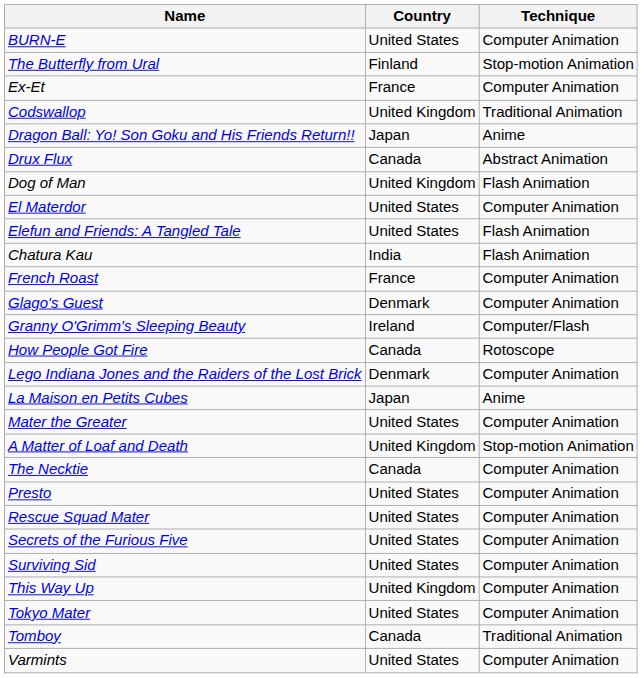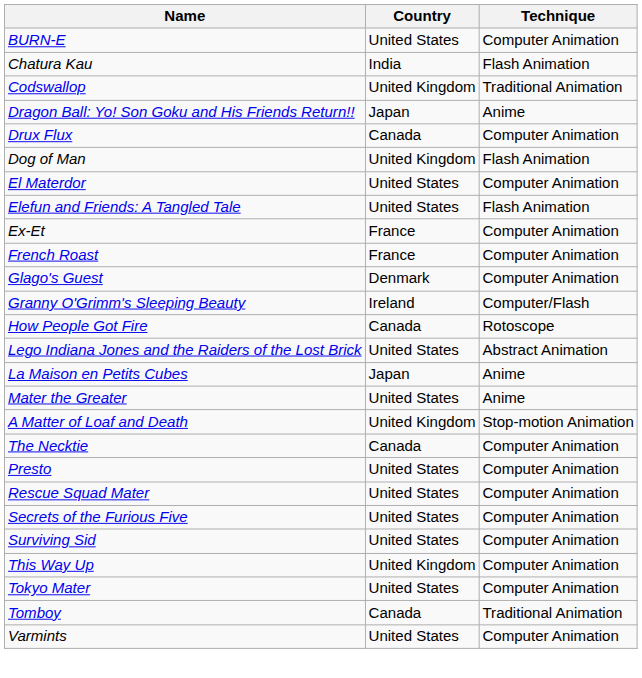- row: (84, 64)
rows swapped: (50, 254) <-> (26, 87)
(545, 159) Abstract Animation -> (551, 135) Computer Animation
(399, 374) Denmark -> (414, 350) United States
(551, 374) Computer Animation -> (545, 350) Abstract Animation
(551, 421) Computer Animation -> (504, 398) Anime
